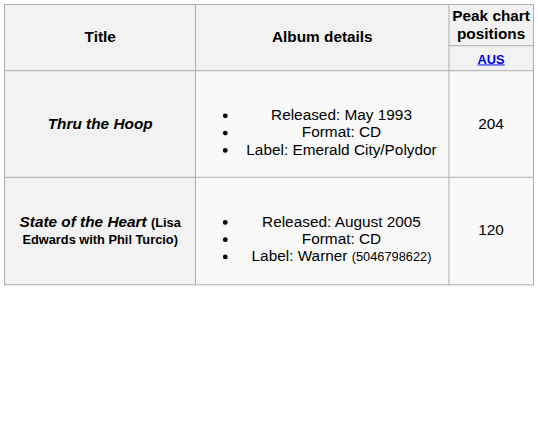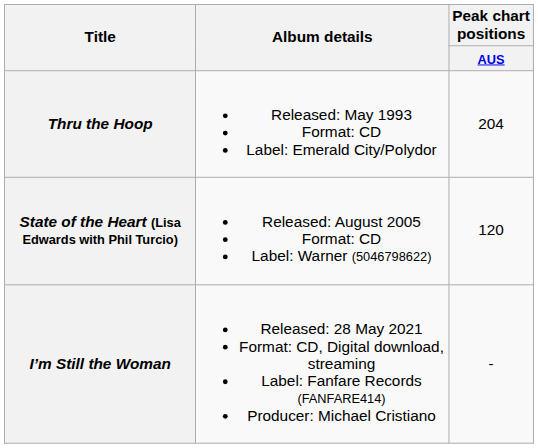+ row: (100, 363)
